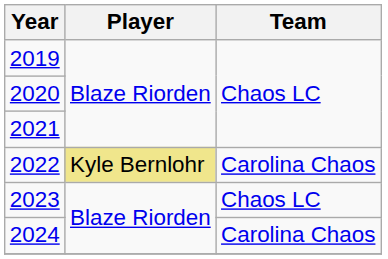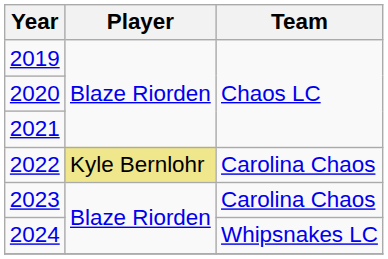(271, 199) Chaos LC -> (298, 199) Carolina Chaos
(298, 235) Carolina Chaos -> (299, 235) Whipsnakes LC
